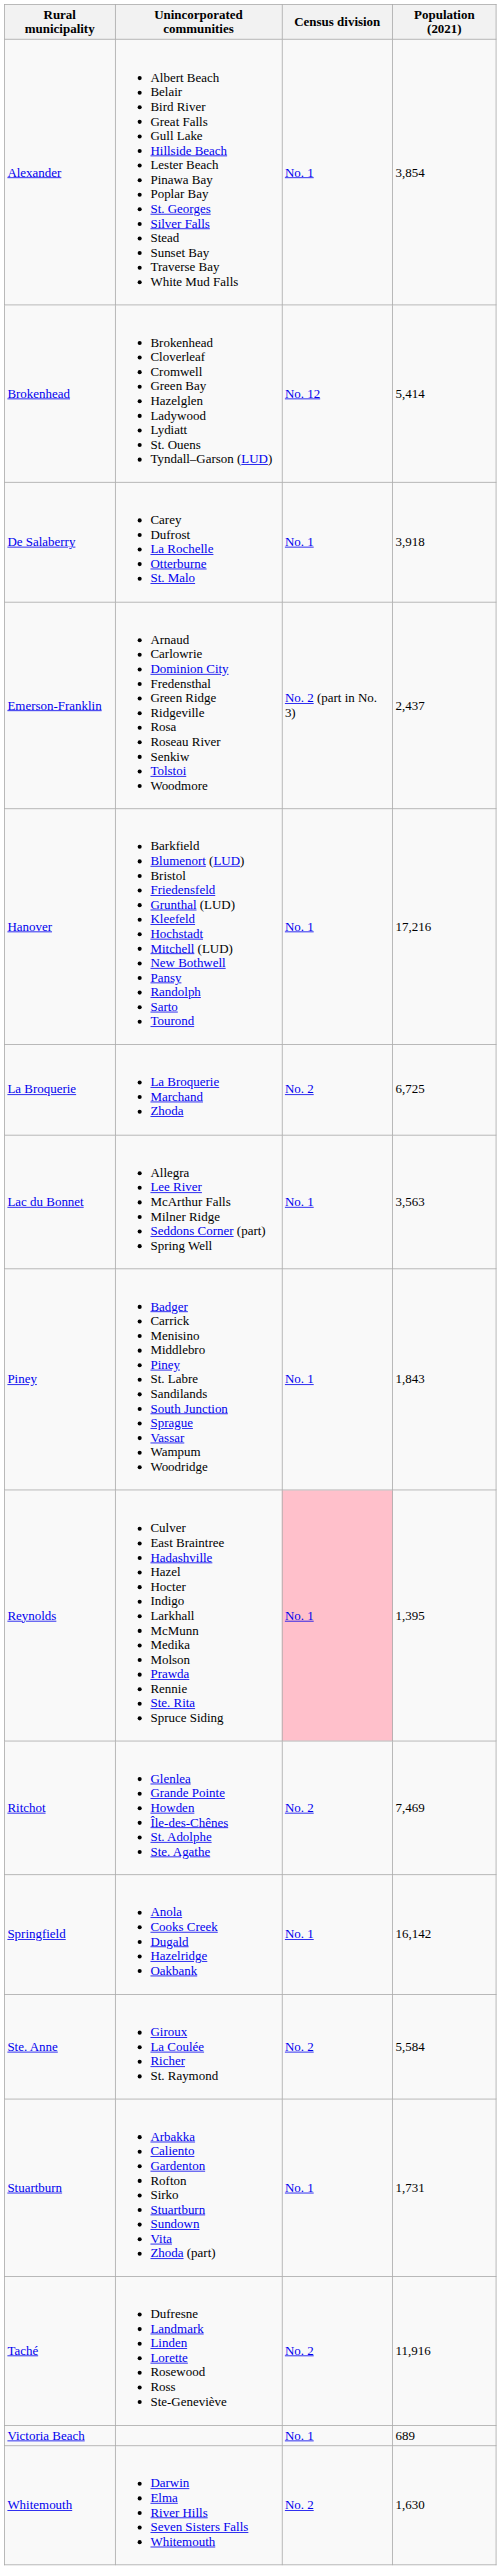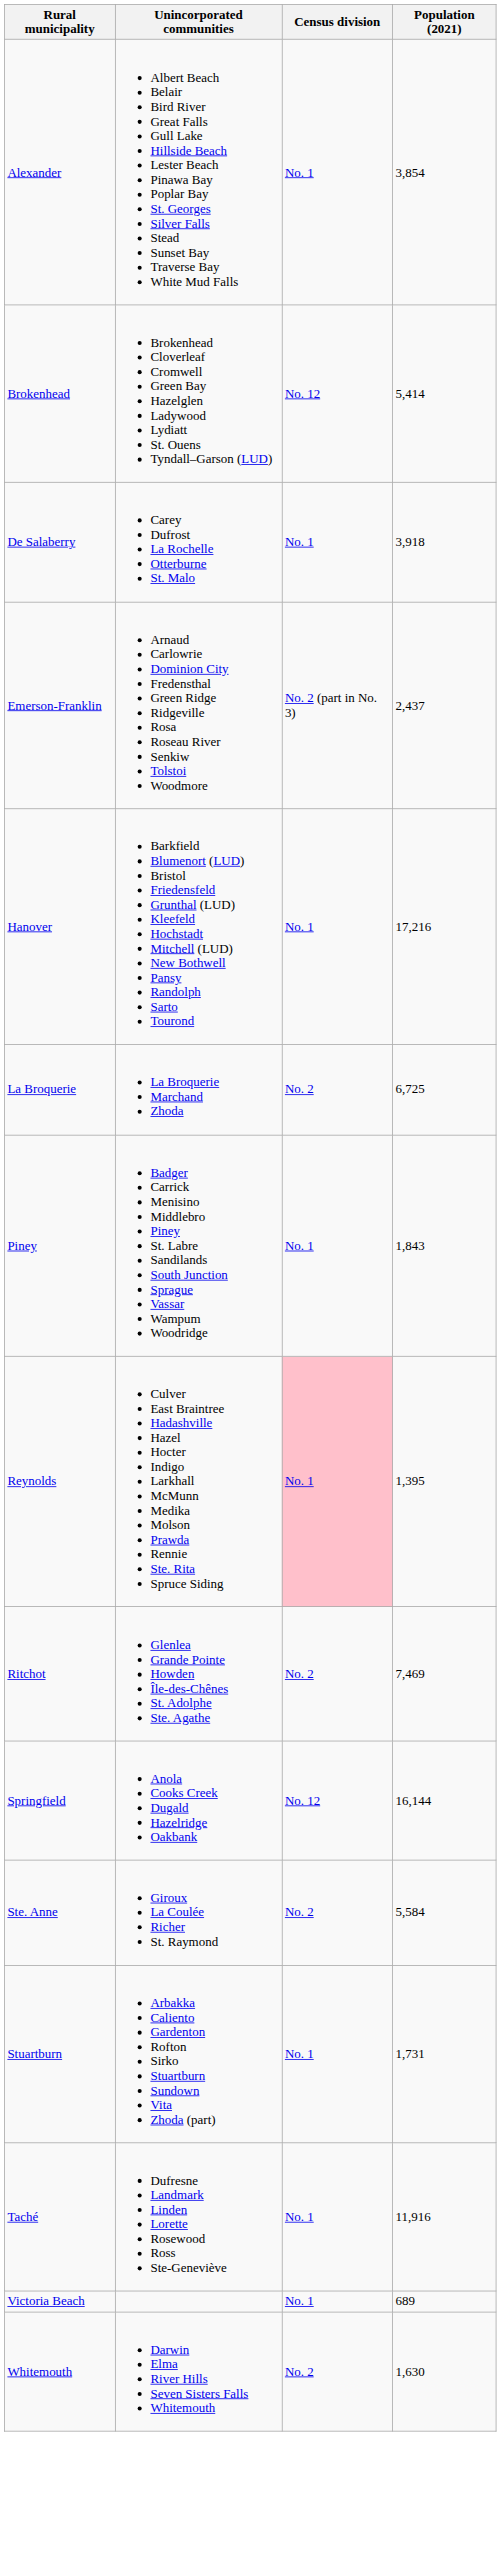- row: (46, 1201)
(299, 1934) No. 1 -> (303, 1800) No. 12
(413, 1934) 16,142 -> (413, 1800) 16,144
(299, 2351) No. 2 -> (299, 2217) No. 1
